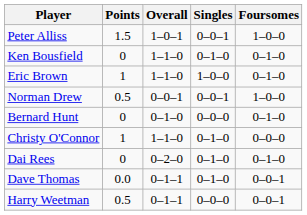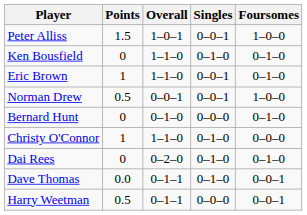(213, 76) 1–0–0 -> (213, 76) 0–0–1
